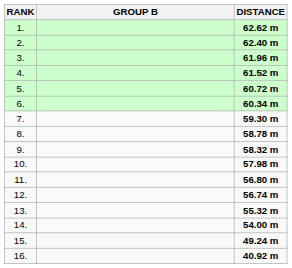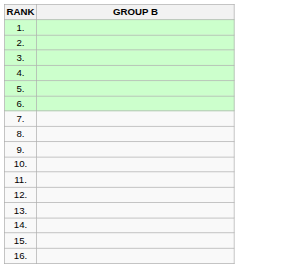- column: (261, 12)
